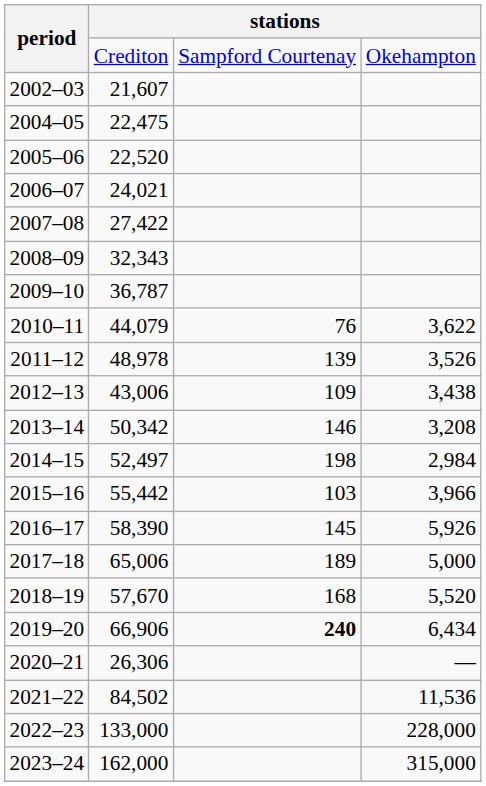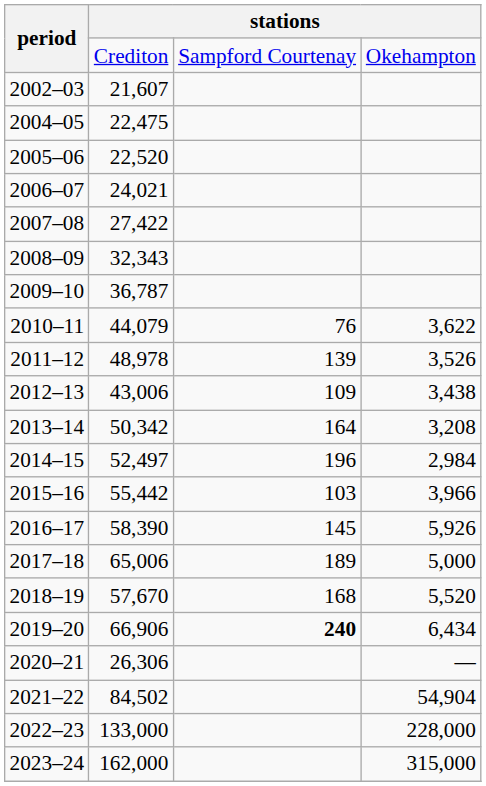(340, 426) 146 -> (340, 426) 164
(340, 460) 198 -> (340, 460) 196
(447, 696) 11,536 -> (447, 696) 54,904
